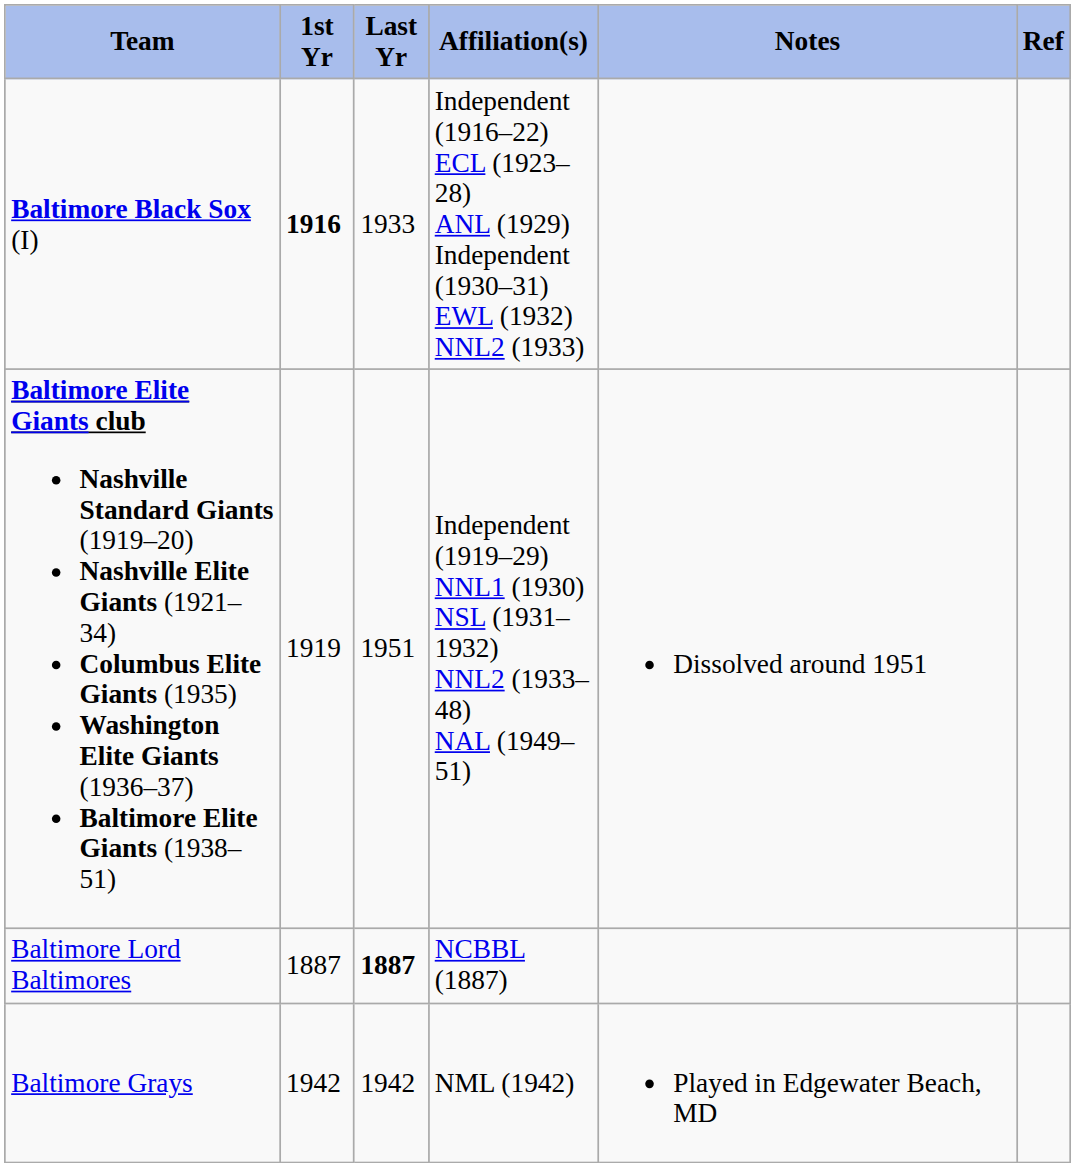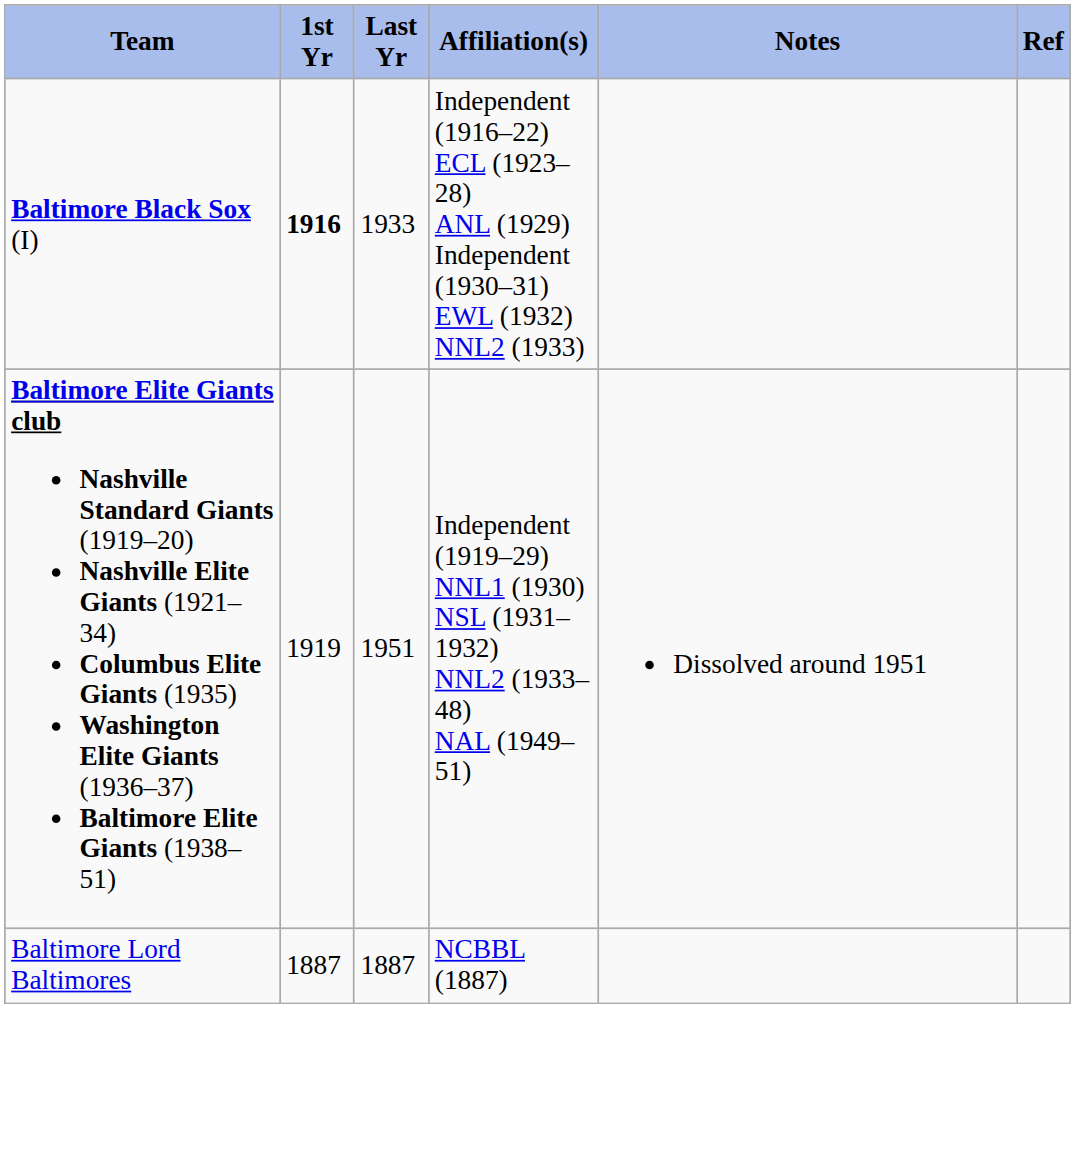(388, 965) bold -> (388, 965) normal
- row: (102, 1082)
